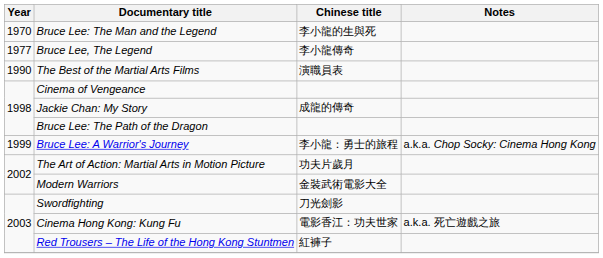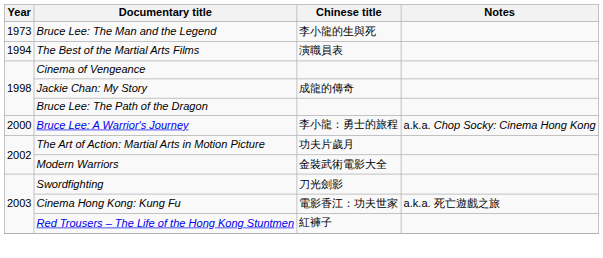(19, 31) 1970 -> (19, 31) 1973
- row: (94, 51)
(19, 70) 1990 -> (19, 51) 1994
(19, 145) 1999 -> (19, 125) 2000
